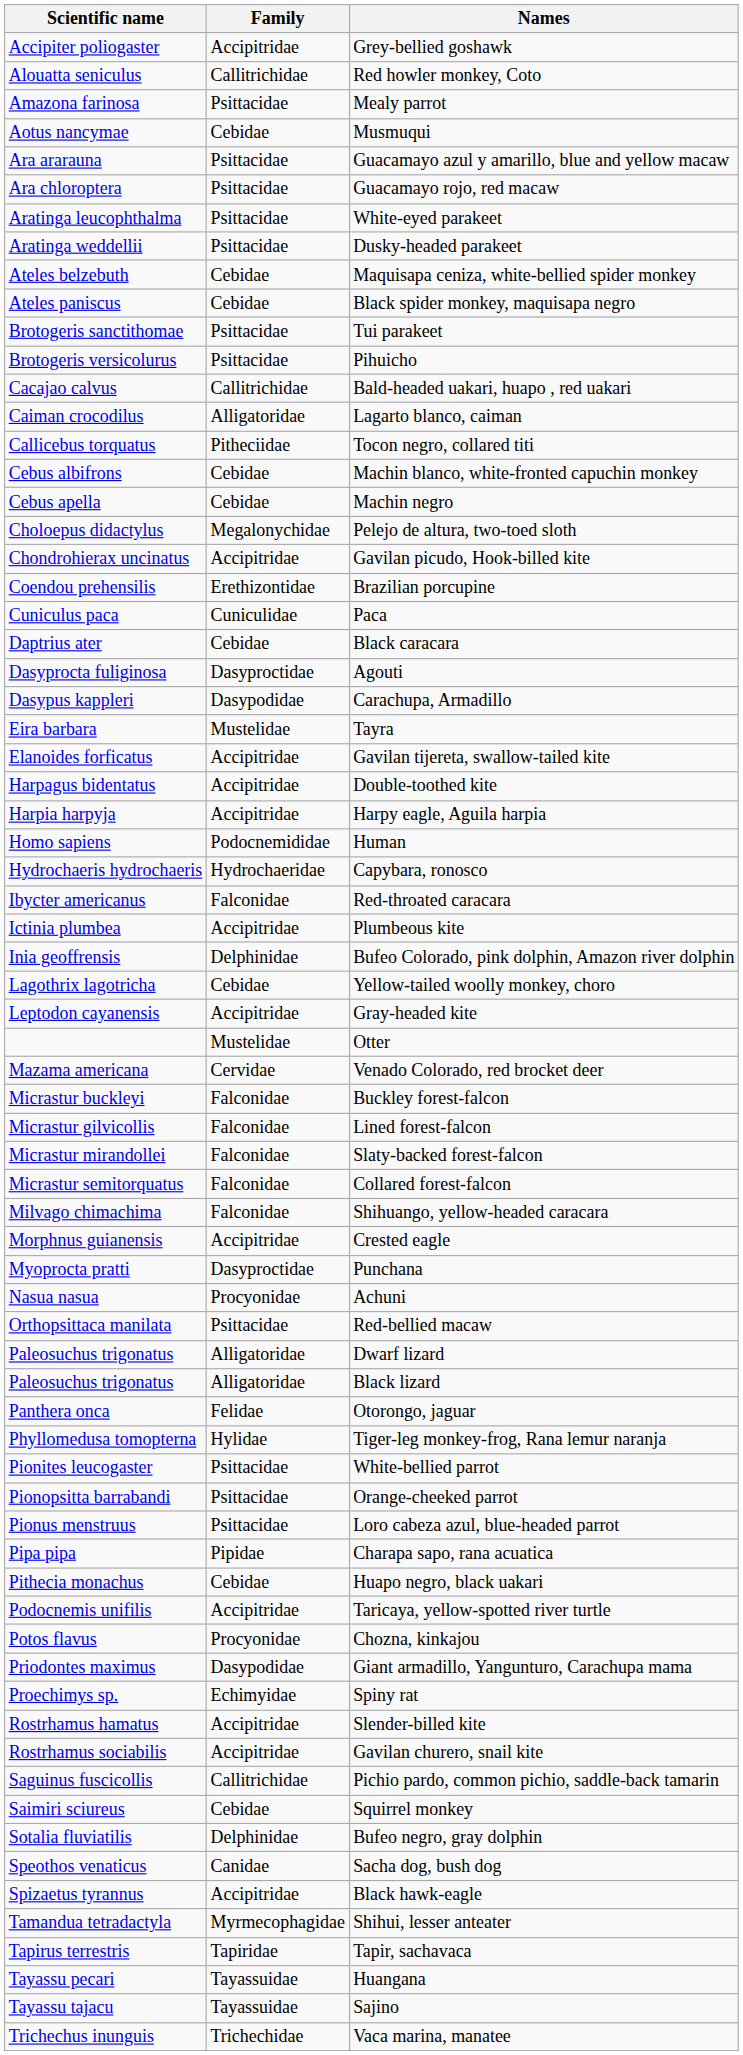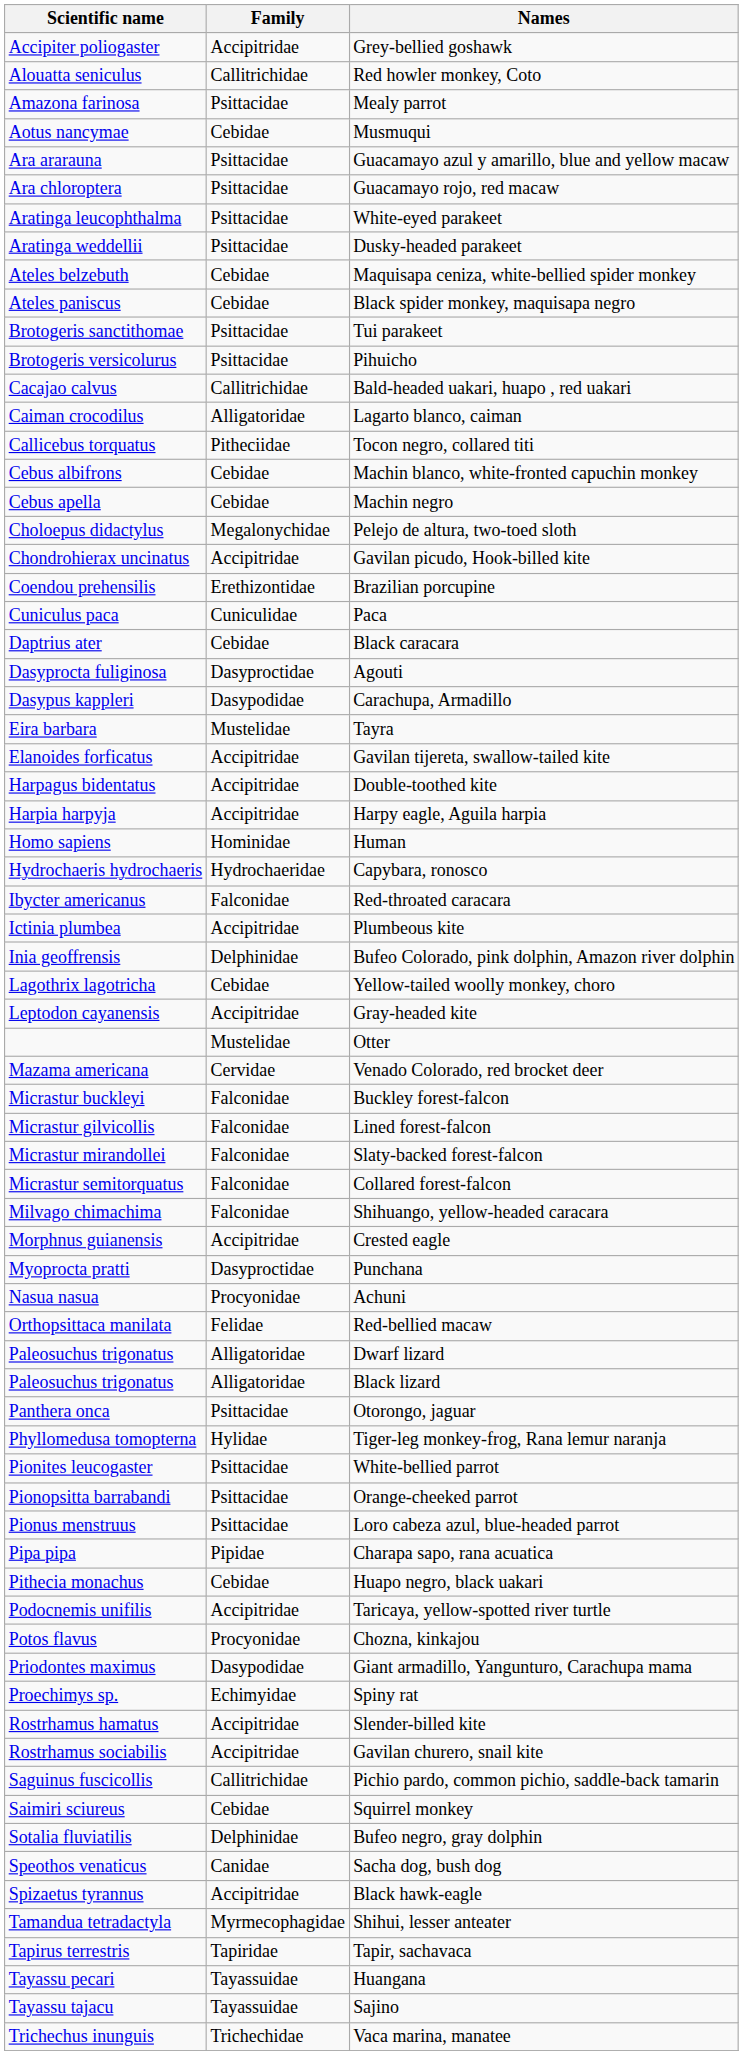(270, 842) Podocnemididae -> (250, 842) Hominidae
(249, 1326) Psittacidae -> (237, 1326) Felidae
(237, 1411) Felidae -> (249, 1411) Psittacidae
